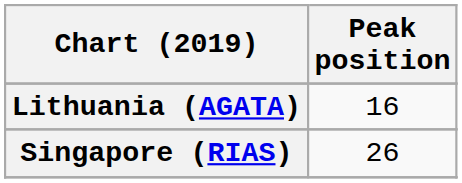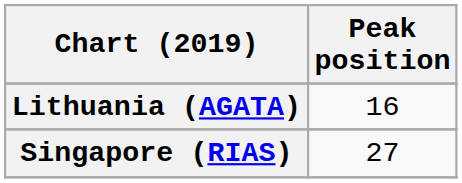(383, 153) 26 -> (383, 153) 27
